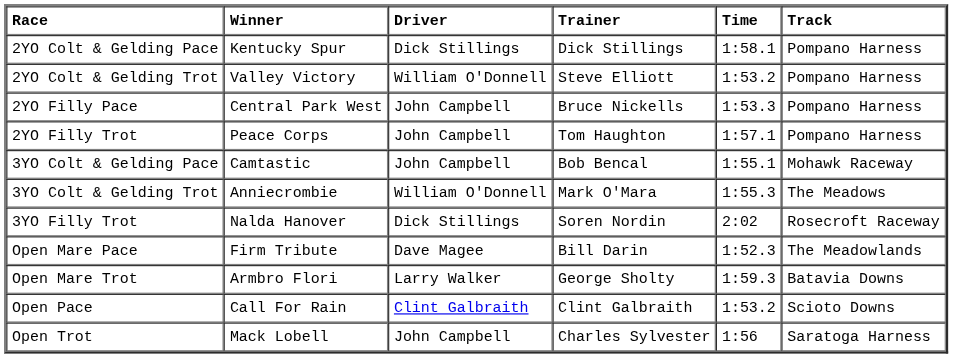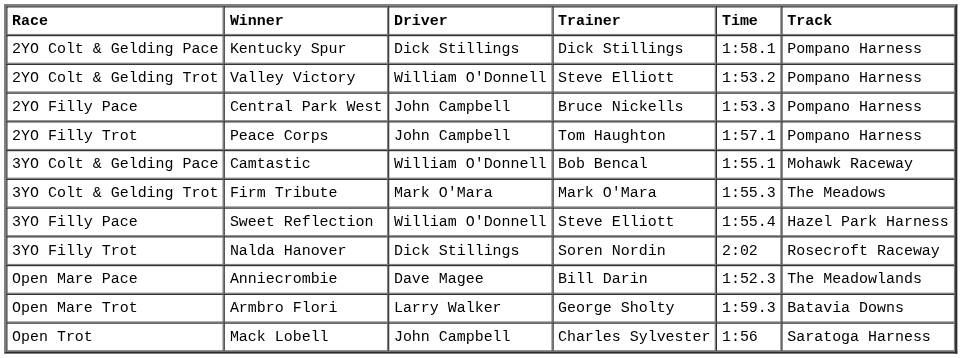(452, 164) John Campbell -> (470, 164) William O'Donnell
(284, 193) Anniecrombie -> (284, 193) Firm Tribute
(470, 193) William O'Donnell -> (443, 193) Mark O'Mara
+ row: (75, 222)
(284, 251) Firm Tribute -> (284, 279) Anniecrombie
- row: (52, 308)
